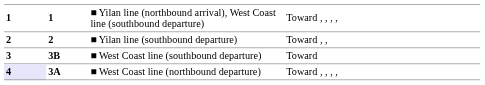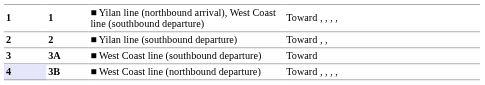(54, 56) 3B -> (54, 56) 3A
(54, 72) 3A -> (54, 72) 3B
